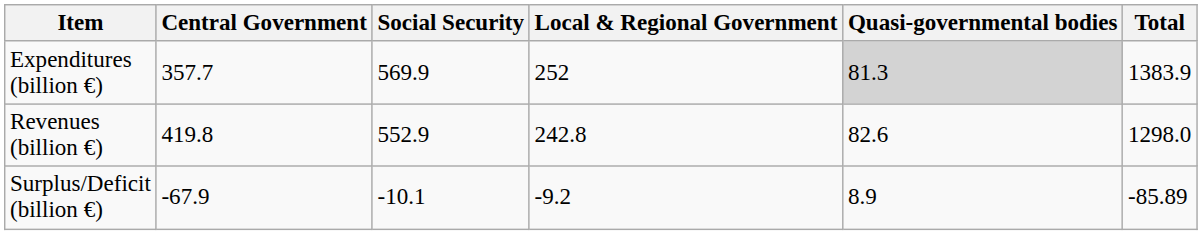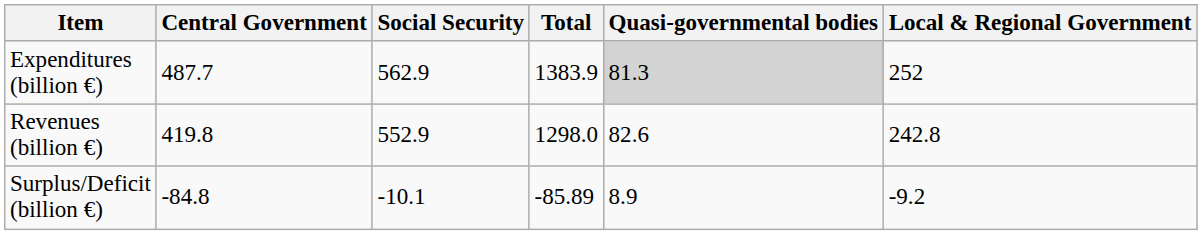columns swapped: (686, 22) <-> (1160, 22)
(187, 72) 357.7 -> (187, 72) 487.7
(403, 72) 569.9 -> (403, 72) 562.9
(185, 197) -67.9 -> (185, 197) -84.8
